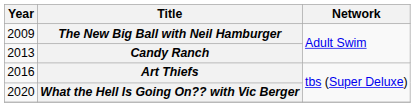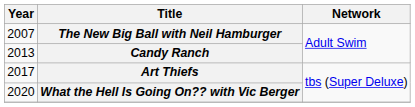(21, 33) 2009 -> (21, 33) 2007
(21, 72) 2016 -> (21, 72) 2017
